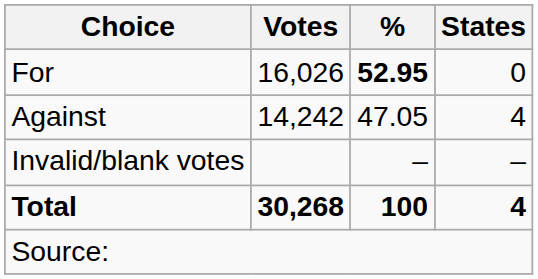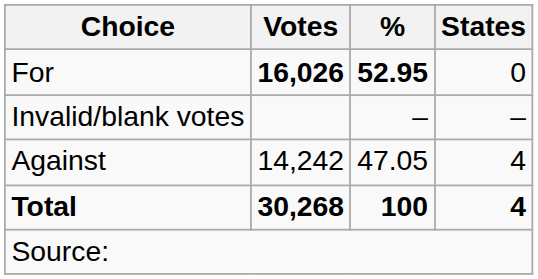(301, 71) normal -> (301, 71) bold
rows swapped: (59, 116) <-> (128, 161)
